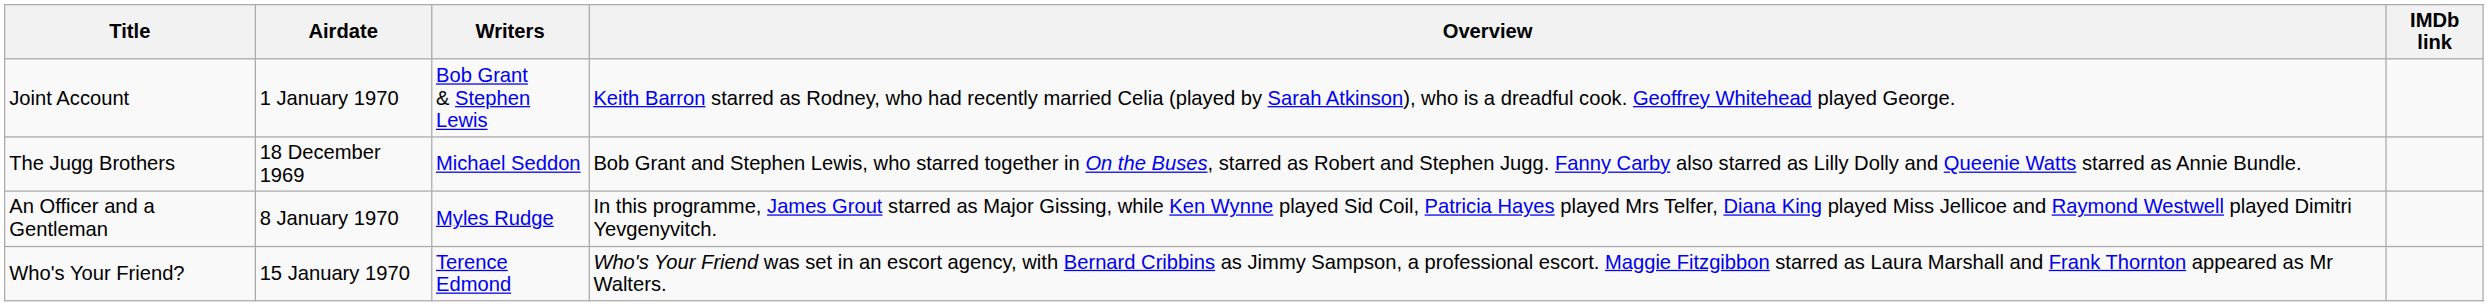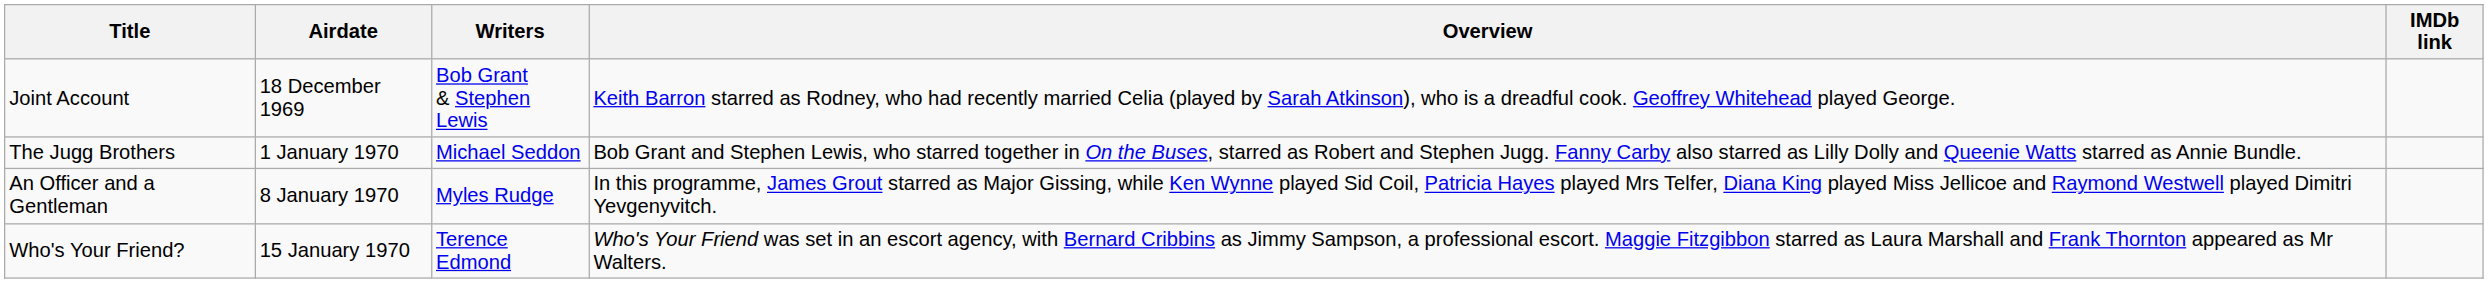(329, 97) 1 January 1970 -> (320, 97) 18 December 1969
(320, 163) 18 December 1969 -> (329, 152) 1 January 1970
